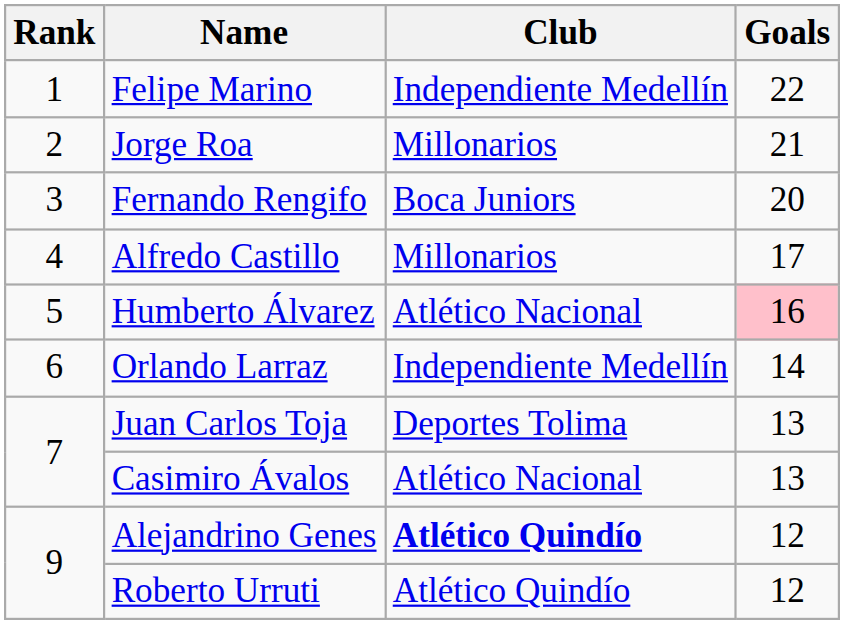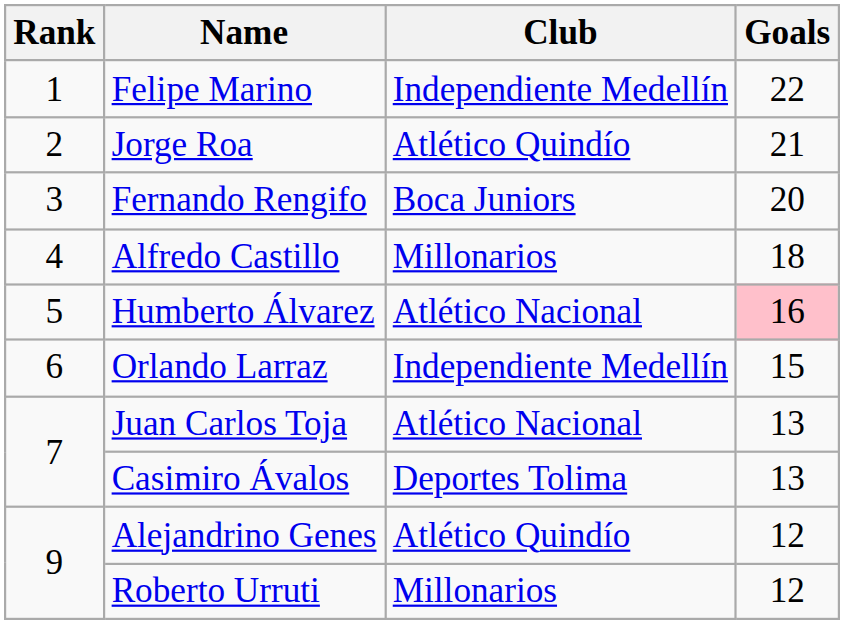(475, 144) Millonarios -> (512, 144) Atlético Quindío
(787, 255) 17 -> (787, 255) 18
(787, 367) 14 -> (787, 367) 15
(510, 423) Deportes Tolima -> (517, 423) Atlético Nacional
(517, 479) Atlético Nacional -> (510, 479) Deportes Tolima
(517, 534) bold -> (512, 534) normal
(512, 590) Atlético Quindío -> (475, 590) Millonarios
